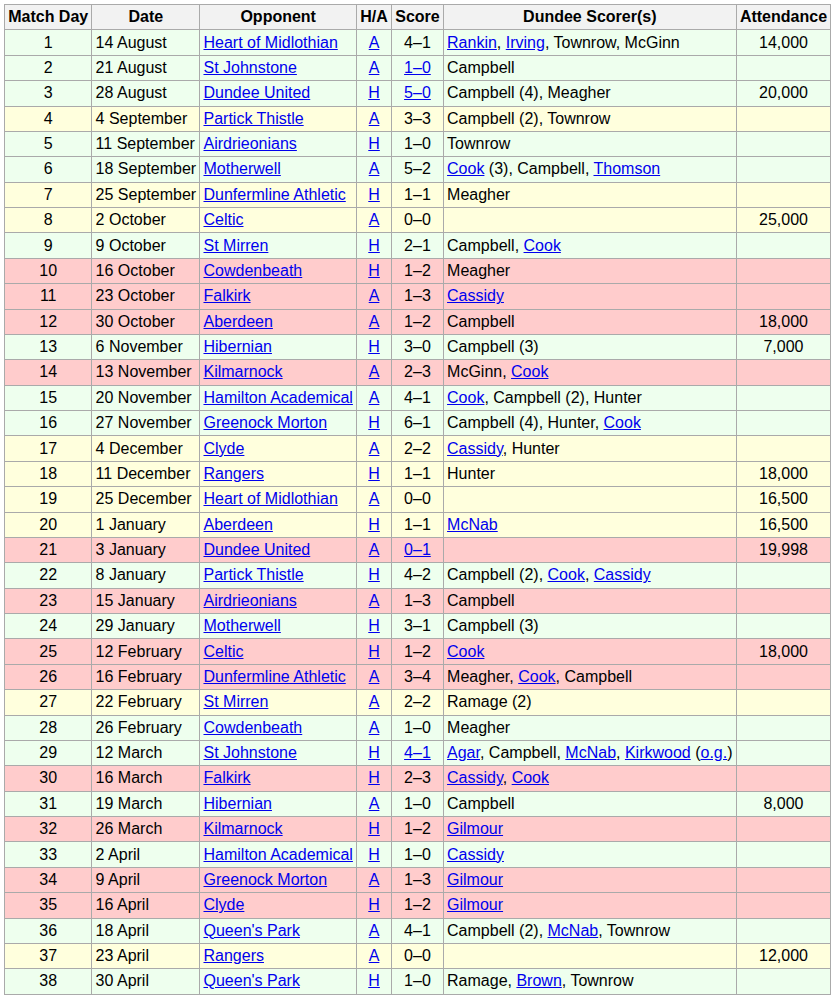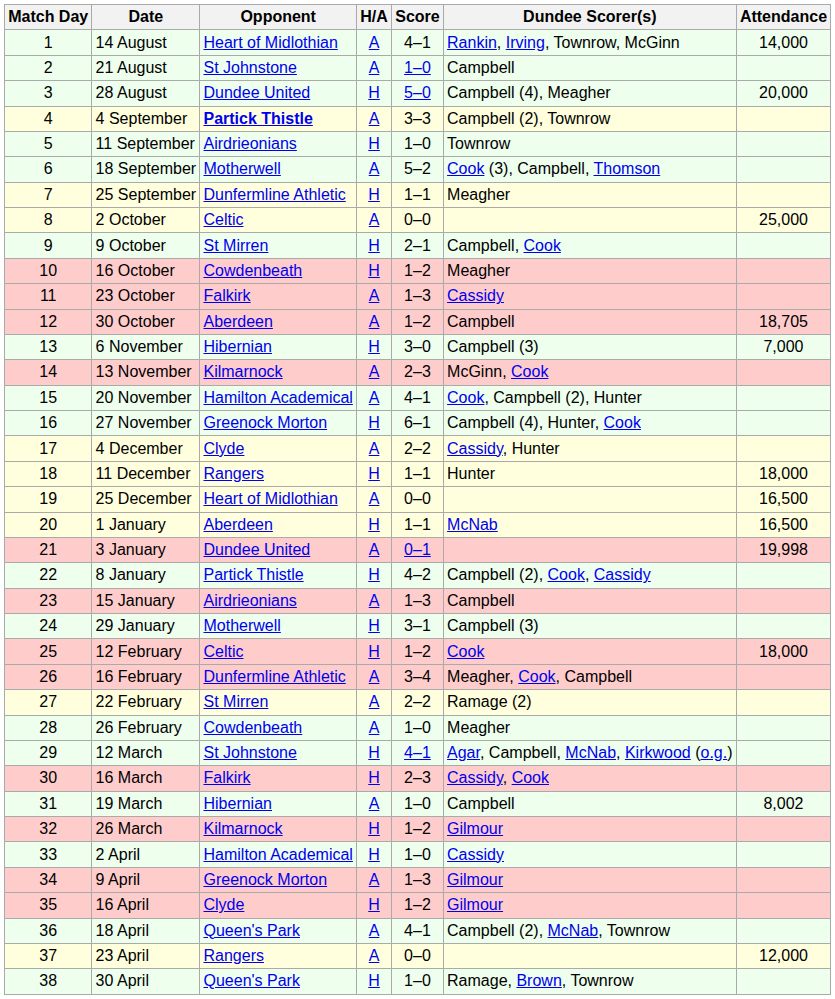(254, 118) normal -> (258, 118) bold
(783, 321) 18,000 -> (783, 321) 18,705
(783, 803) 8,000 -> (783, 803) 8,002
